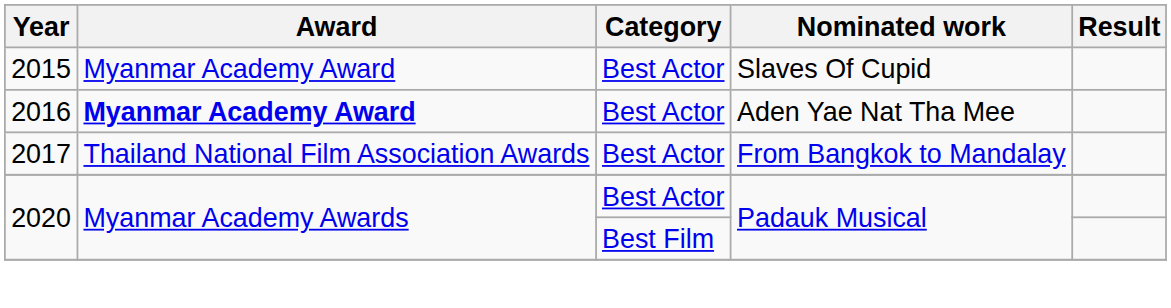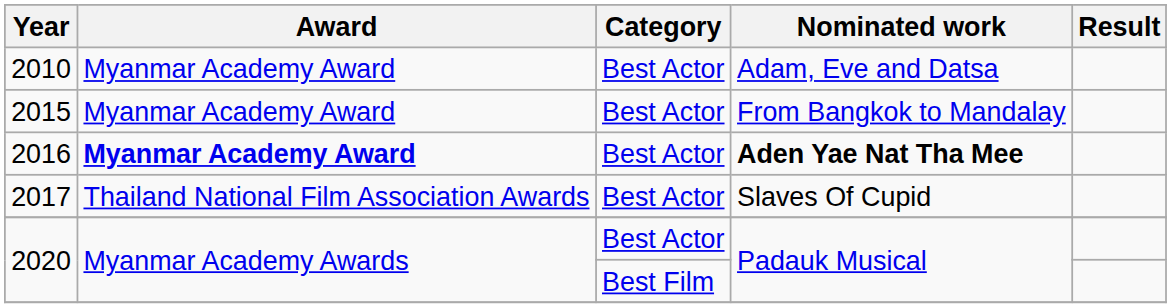+ row: (41, 69)
(834, 69) Slaves Of Cupid -> (901, 112) From Bangkok to Mandalay
(876, 112) normal -> (880, 154) bold
(901, 154) From Bangkok to Mandalay -> (834, 197) Slaves Of Cupid
